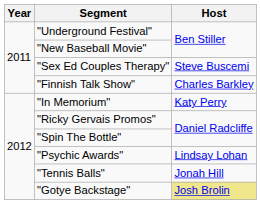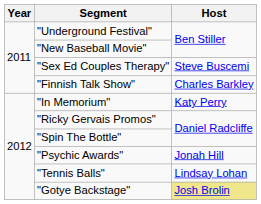(211, 155) Lindsay Lohan -> (199, 155) Jonah Hill
(199, 173) Jonah Hill -> (211, 173) Lindsay Lohan
